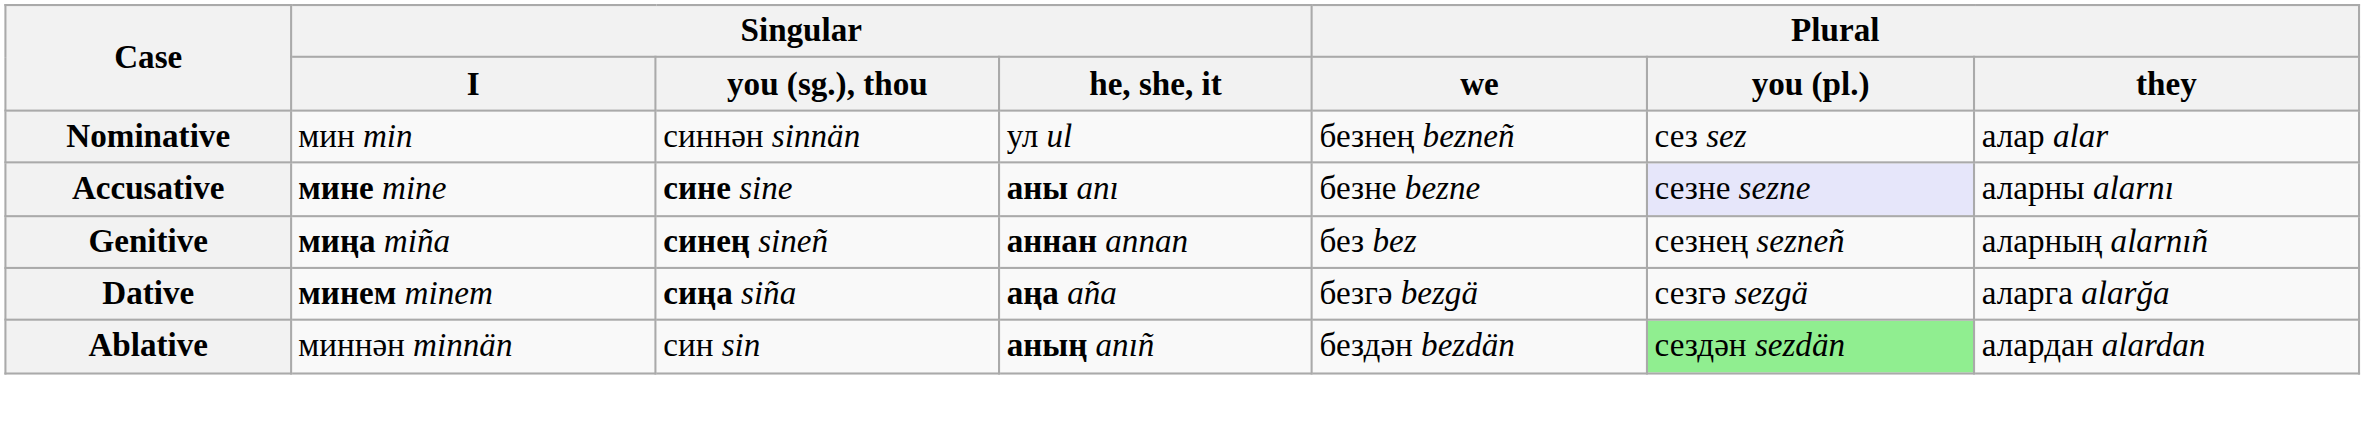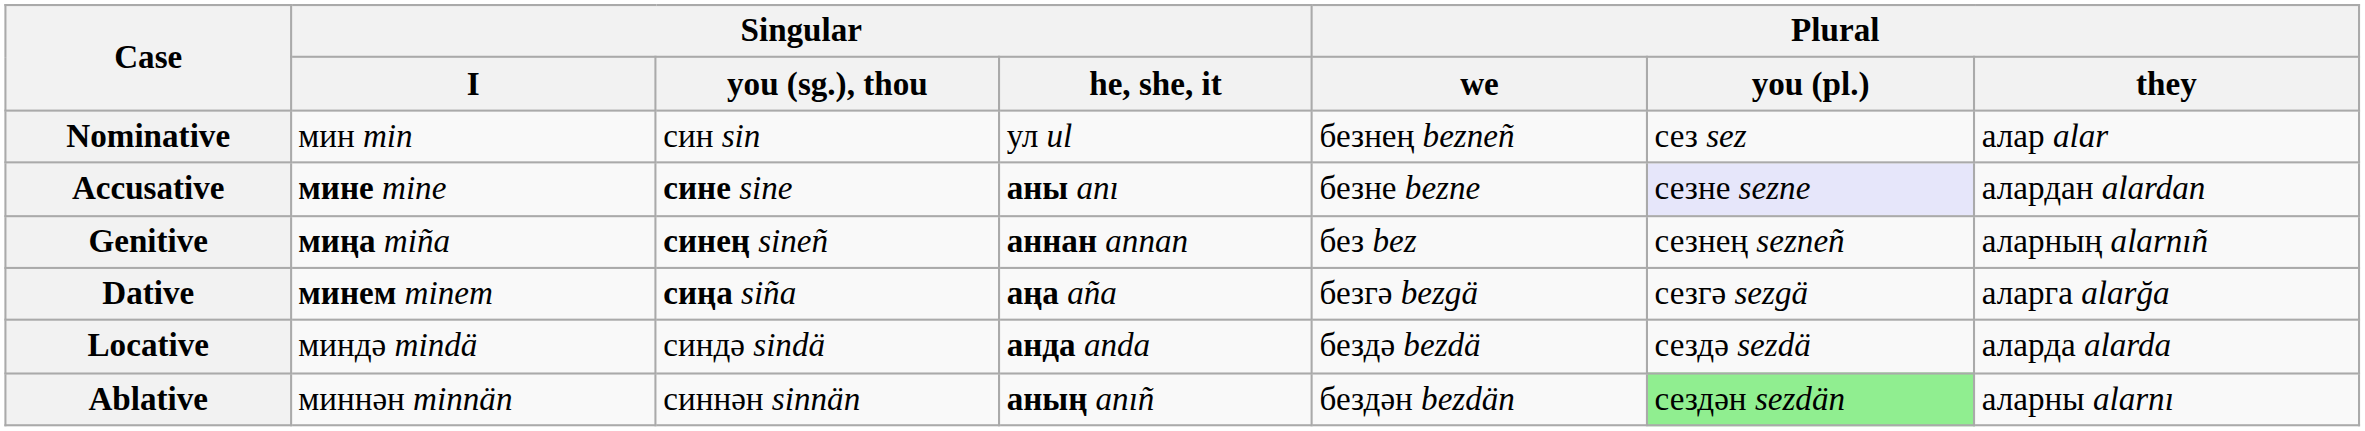(762, 135) синнән sinnän -> (712, 135) син sin
(2078, 188) аларны alarnı -> (2094, 188) алардан alardan
+ row: (148, 345)
(712, 345) син sin -> (762, 398) синнән sinnän
(2094, 345) алардан alardan -> (2078, 398) аларны alarnı
